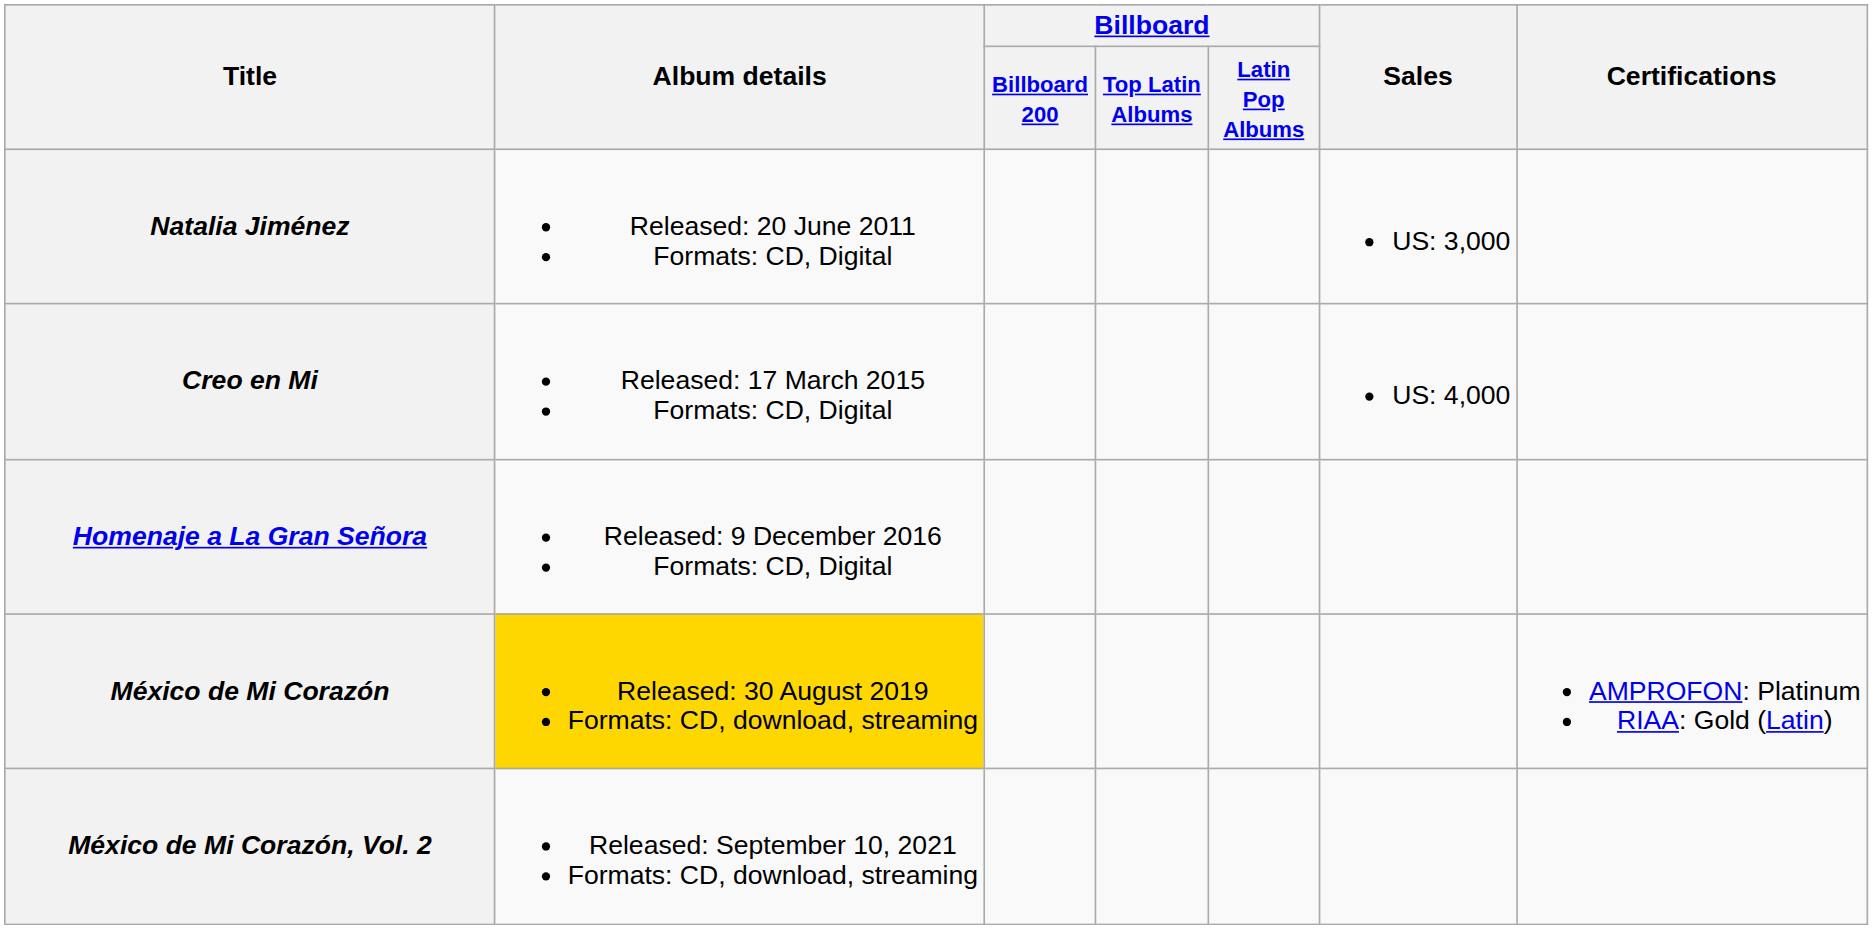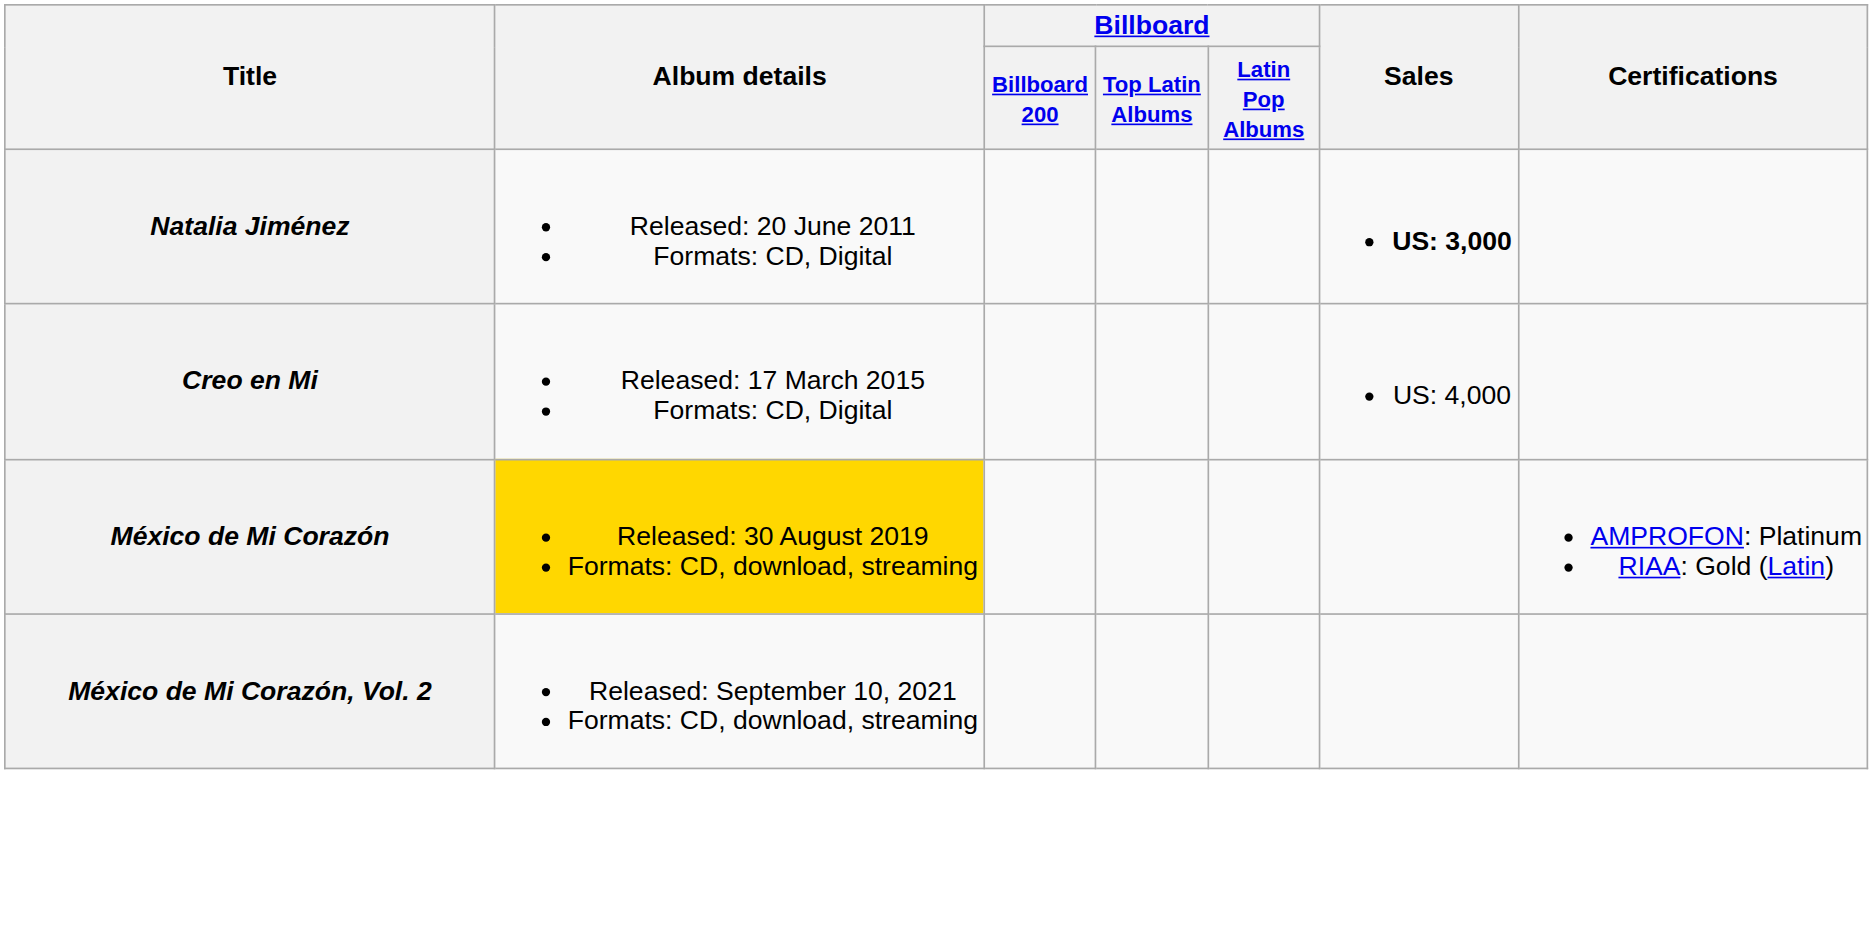(1418, 241) normal -> (1419, 241) bold
- row: (250, 536)
